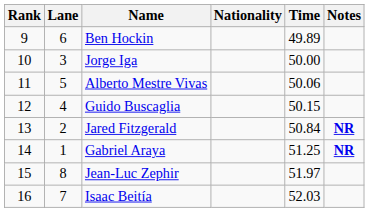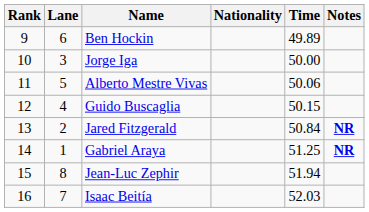(304, 173) 51.97 -> (304, 173) 51.94
